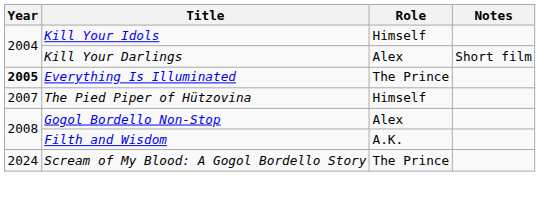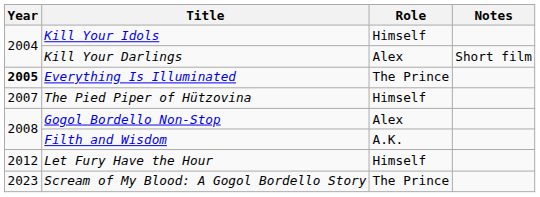+ row: (129, 160)
(23, 160) 2024 -> (23, 181) 2023
